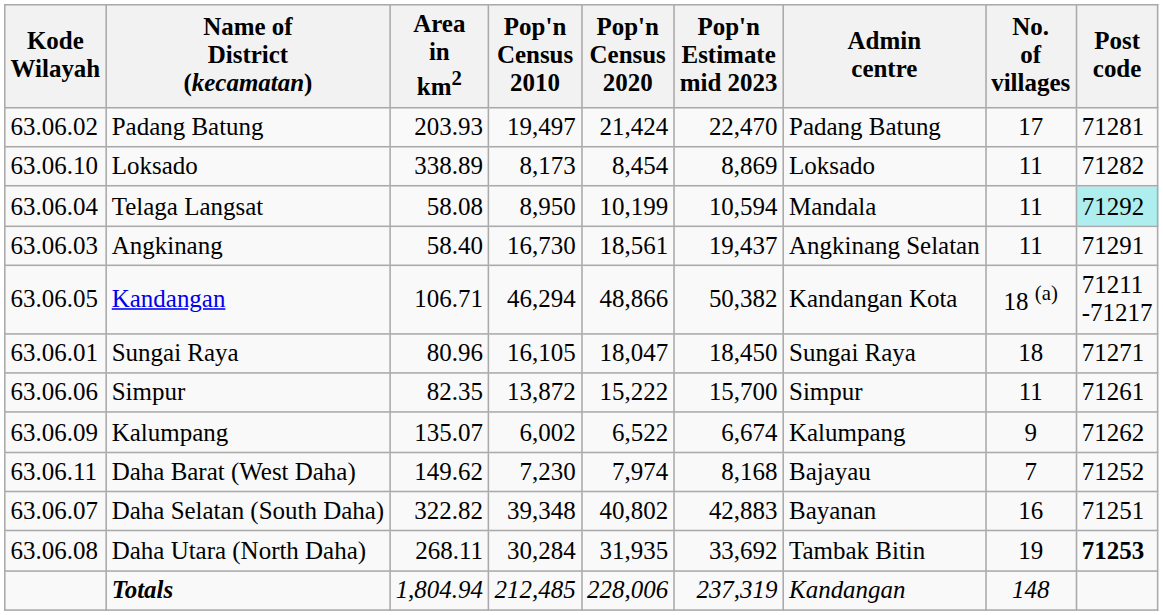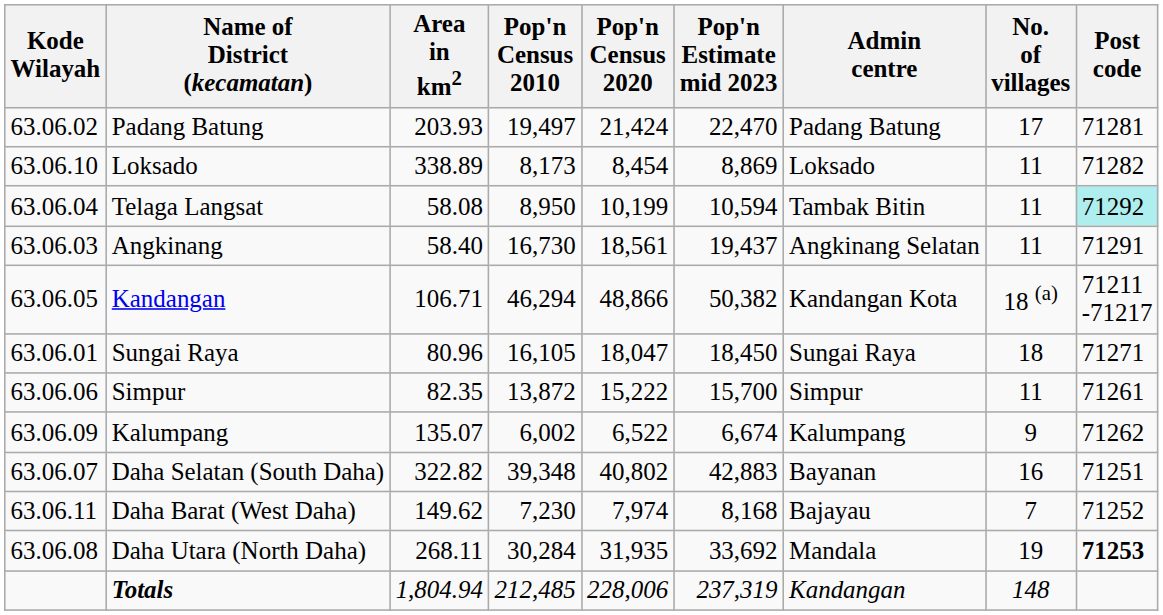(833, 205) Mandala -> (857, 205) Tambak Bitin
rows swapped: (248, 511) <-> (234, 471)
(857, 550) Tambak Bitin -> (833, 550) Mandala
